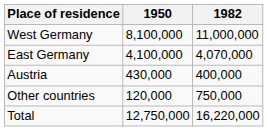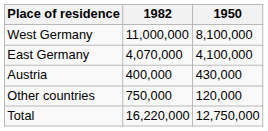columns swapped: (158, 14) <-> (228, 14)
